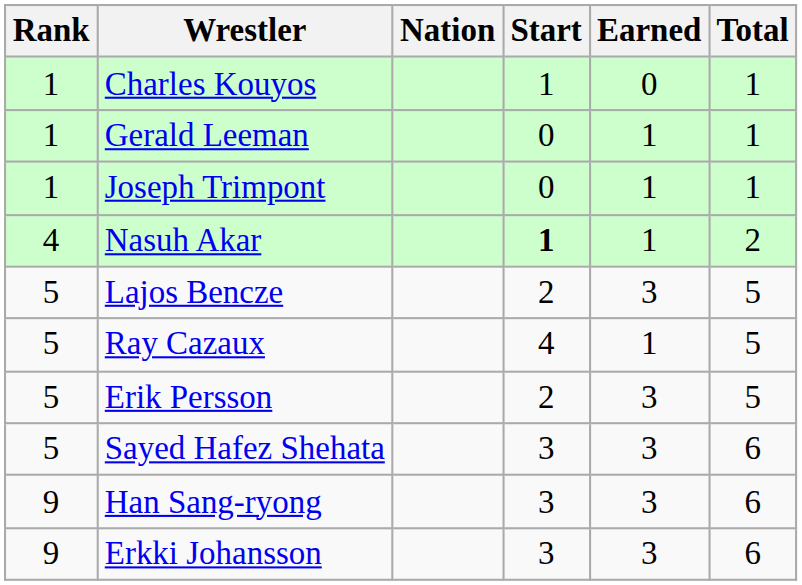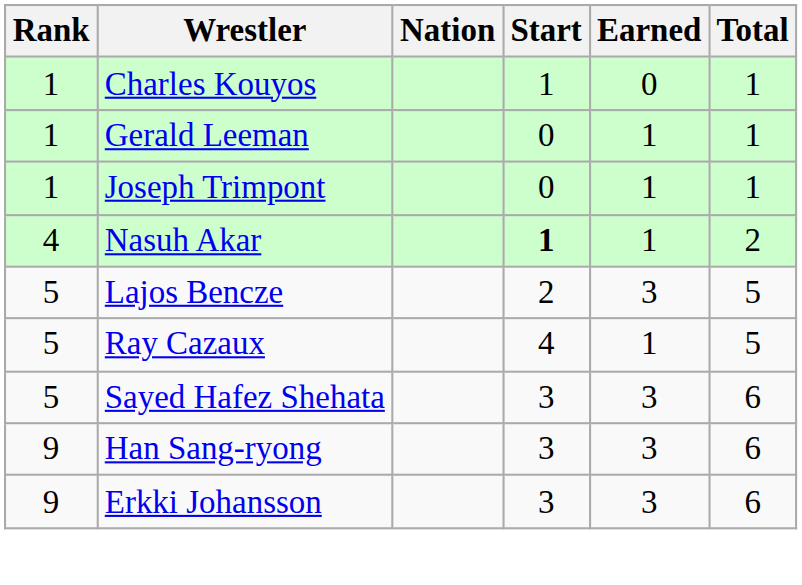- row: (189, 396)
